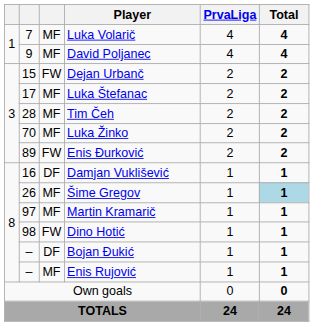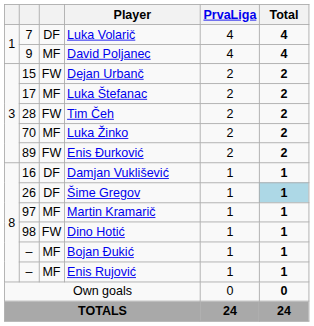(51, 35) MF -> (51, 35) DF
(51, 114) MF -> (51, 114) FW
(51, 193) MF -> (51, 193) DF
(51, 252) DF -> (51, 252) MF
